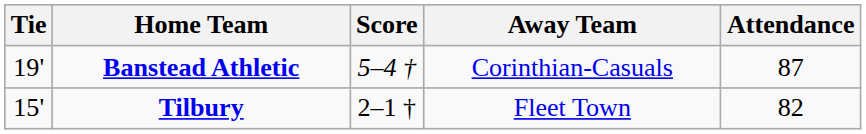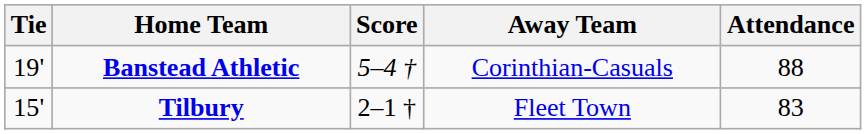(791, 66) 87 -> (791, 66) 88
(791, 107) 82 -> (791, 107) 83
